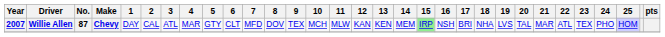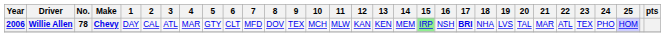(16, 25) 2007 -> (16, 25) 2006
(83, 25) 87 -> (83, 25) 78
(465, 25) normal -> (465, 25) bold
